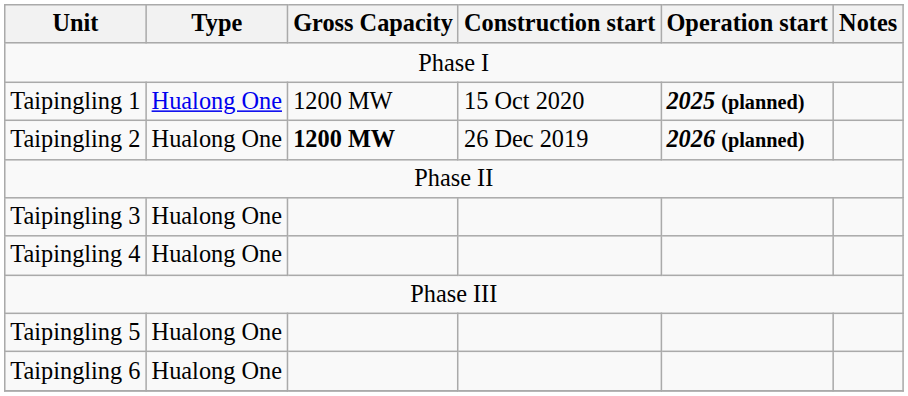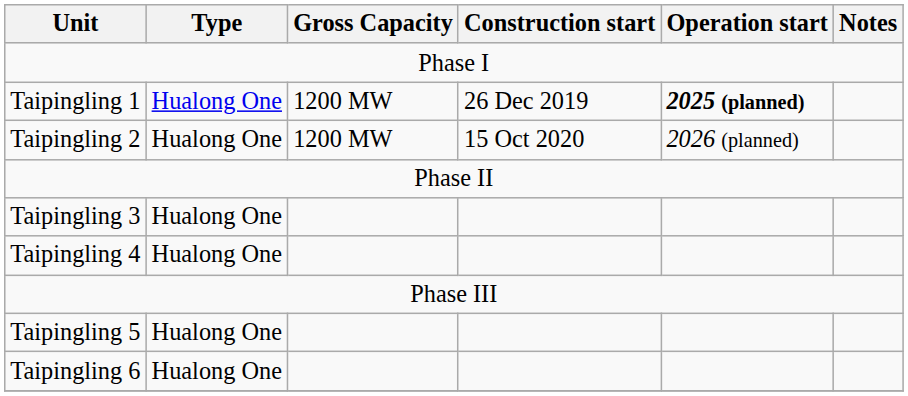(524, 100) 15 Oct 2020 -> (526, 100) 26 Dec 2019
(344, 139) bold -> (343, 139) normal
(526, 139) 26 Dec 2019 -> (524, 139) 15 Oct 2020
(735, 139) bold -> (733, 139) normal
